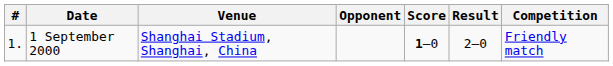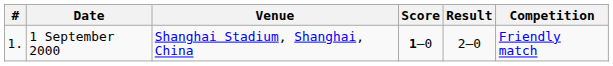- column: (370, 15)
